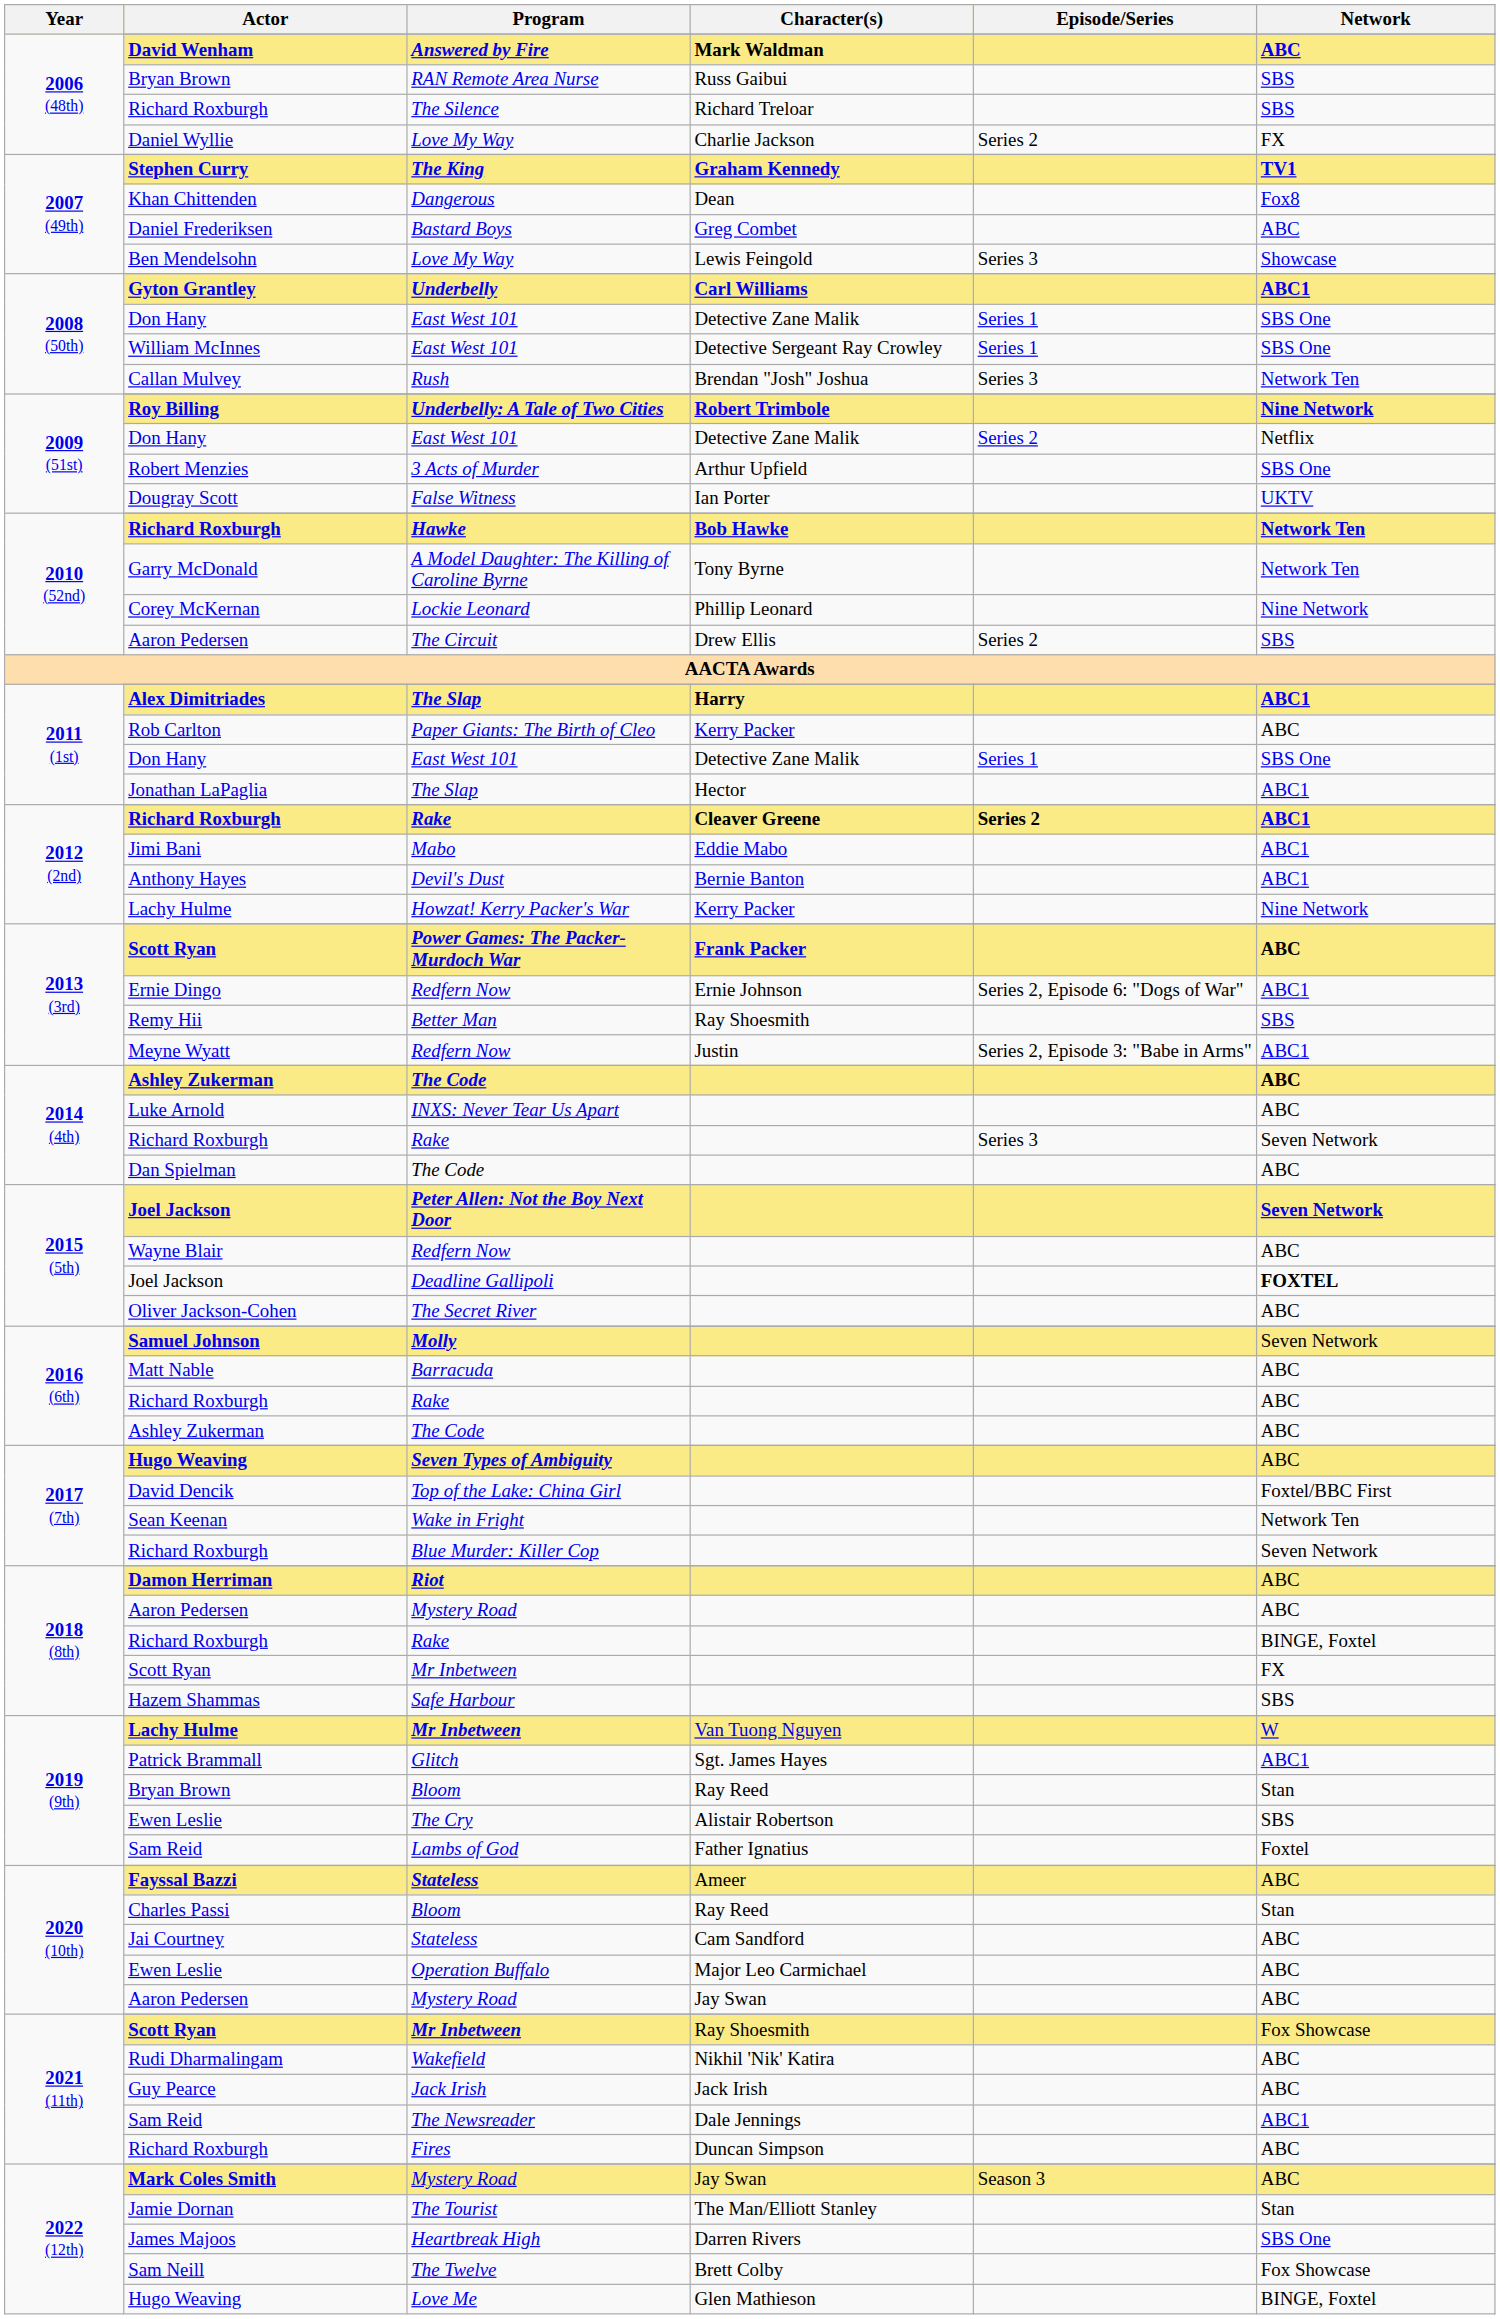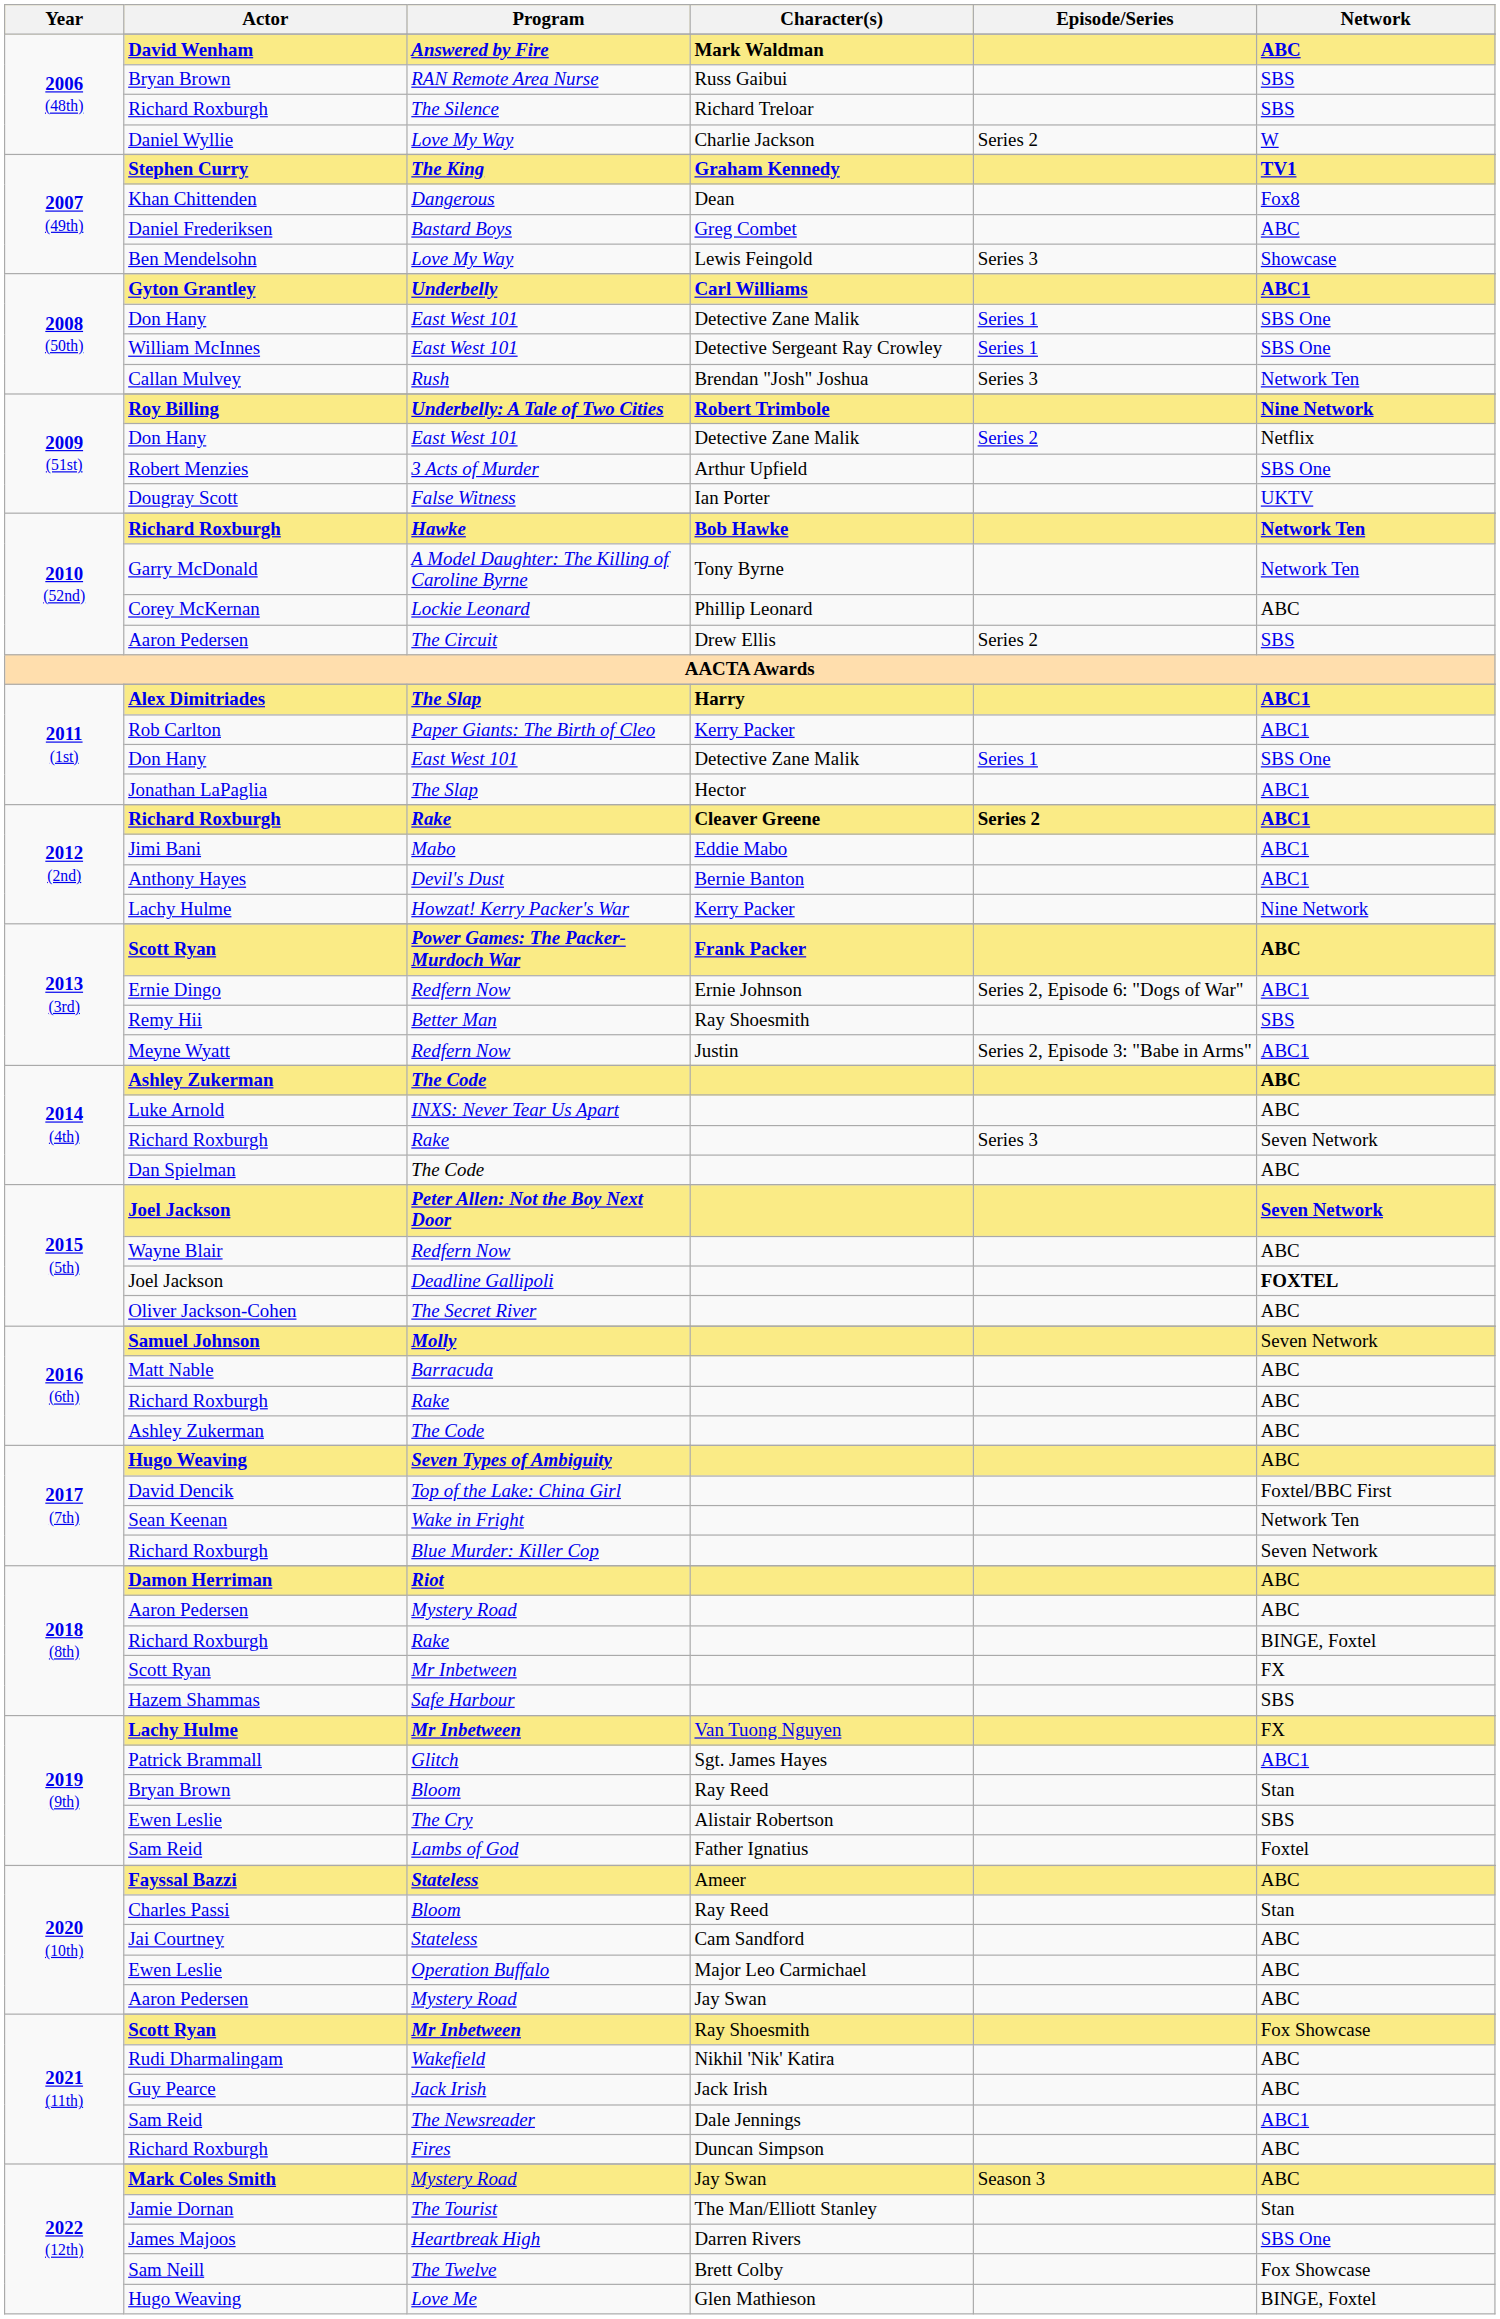(1273, 139) FX -> (1270, 139) W
(1315, 609) Nine Network -> (1280, 609) ABC
(1280, 729) ABC -> (1285, 729) ABC1
(1270, 1730) W -> (1273, 1730) FX
